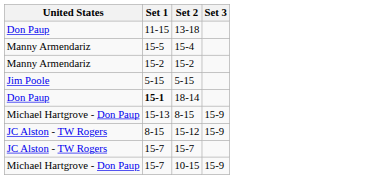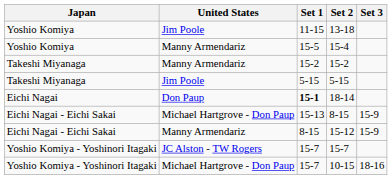+ column: (82, 13)
(28, 30) Don Paup -> (183, 30) Jim Poole
(57, 132) JC Alston - TW Rogers -> (203, 132) Manny Armendariz
(214, 166) 15-9 -> (372, 166) 18-16
